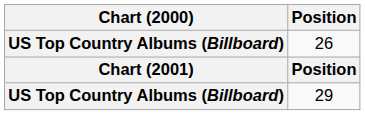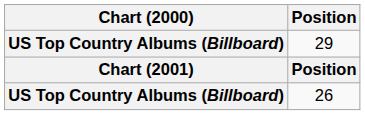rows swapped: (324, 43) <-> (324, 95)
